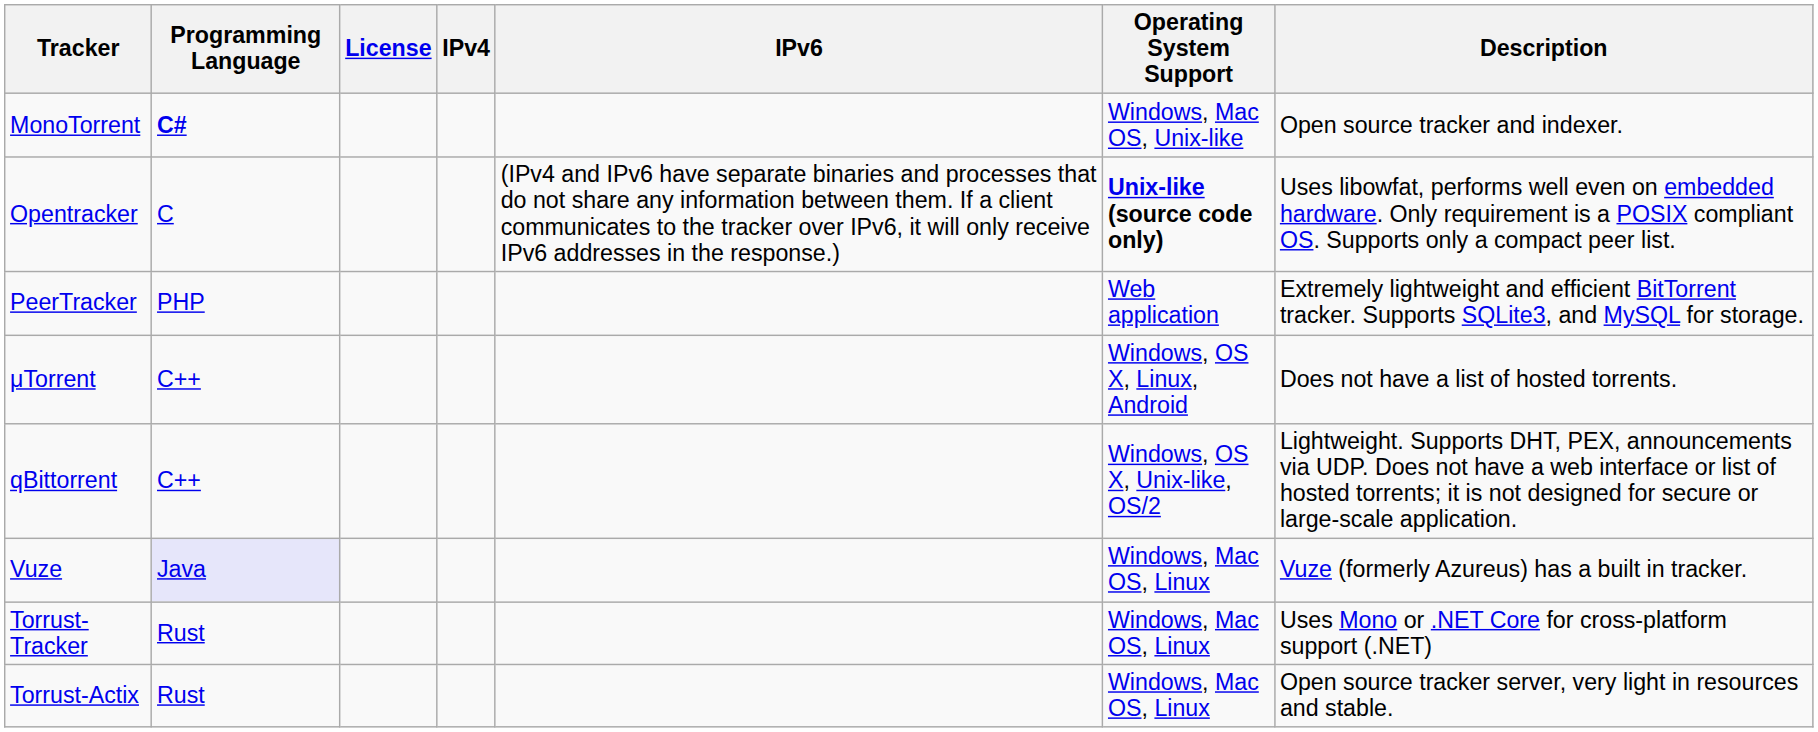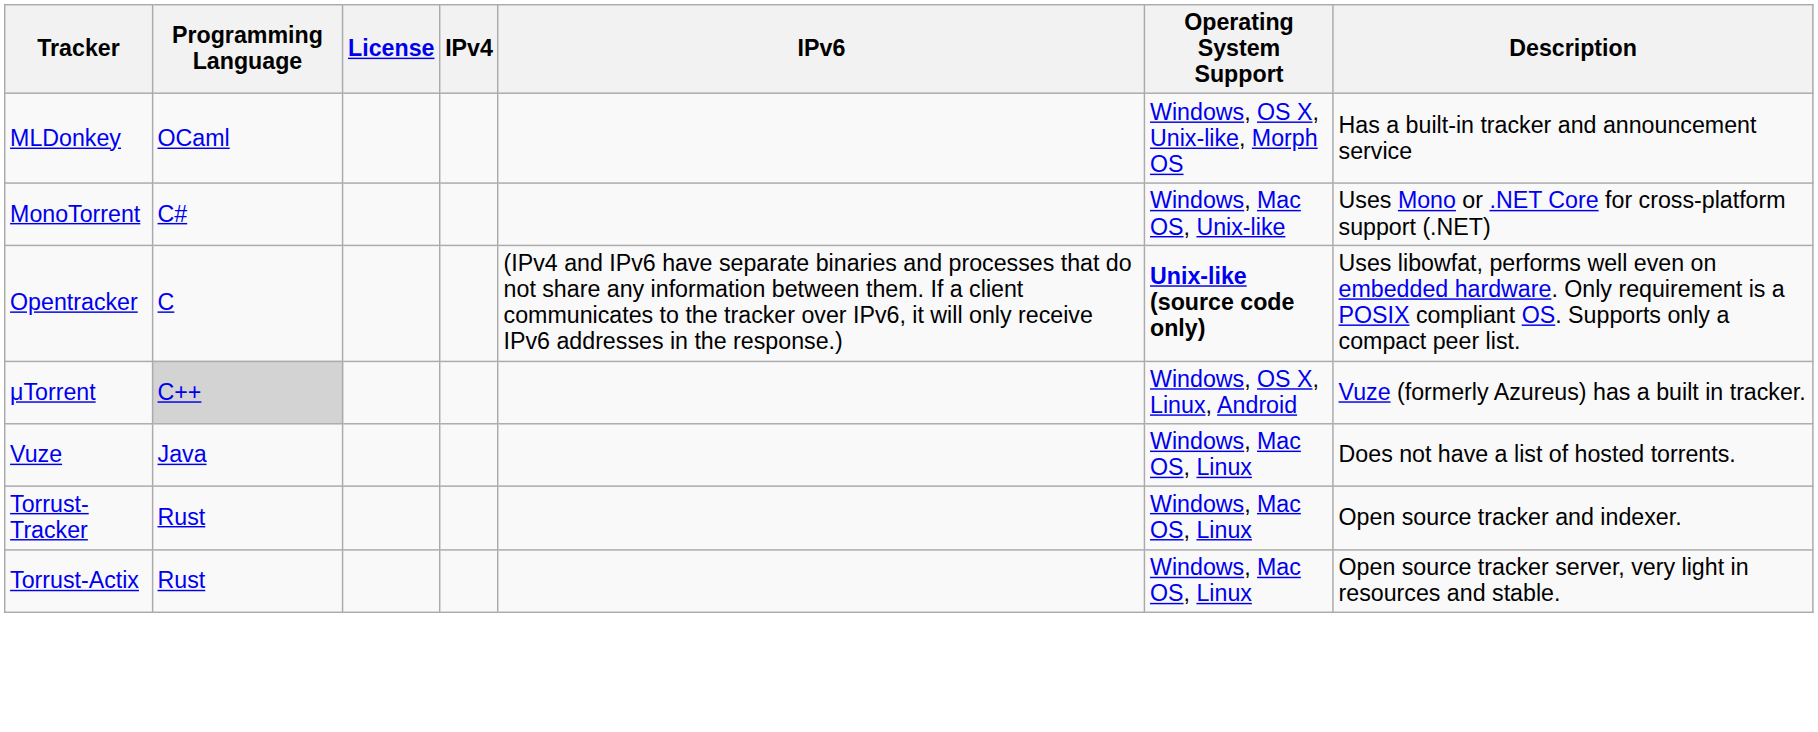+ row: (66, 137)
(172, 124) bold -> (172, 213) normal
(1451, 124) Open source tracker and indexer. -> (1562, 213) Uses Mono or .NET Core for cross-platform support (.NET)
- row: (73, 302)
(179, 378) no background -> (179, 391) lightgrey background
(1479, 378) Does not have a list of hosted torrents. -> (1572, 391) Vuze (formerly Azureus) has a built in tracker.
- row: (64, 480)
(182, 569) lavender background -> (182, 454) no background
(1514, 569) Vuze (formerly Azureus) has a built in tracker. -> (1537, 454) Does not have a list of hosted torrents.
(1503, 632) Uses Mono or .NET Core for cross-platform support (.NET) -> (1510, 517) Open source tracker and indexer.
